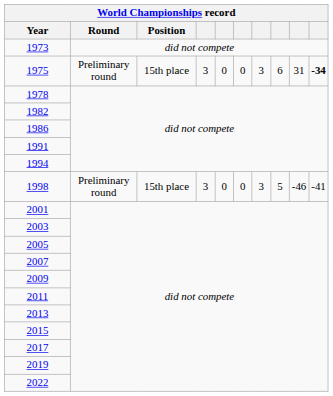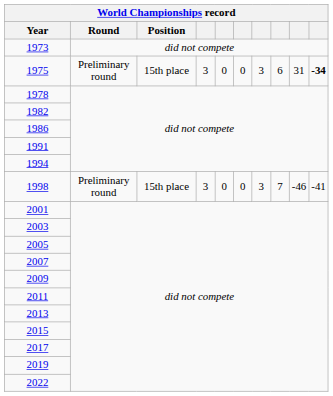(280, 186) 5 -> (280, 186) 7
